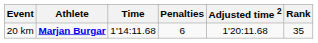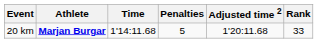(182, 31) 6 -> (182, 31) 5
(298, 31) 35 -> (298, 31) 33
